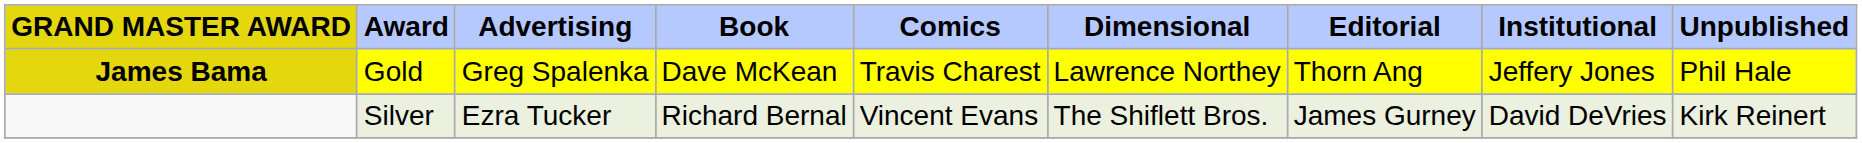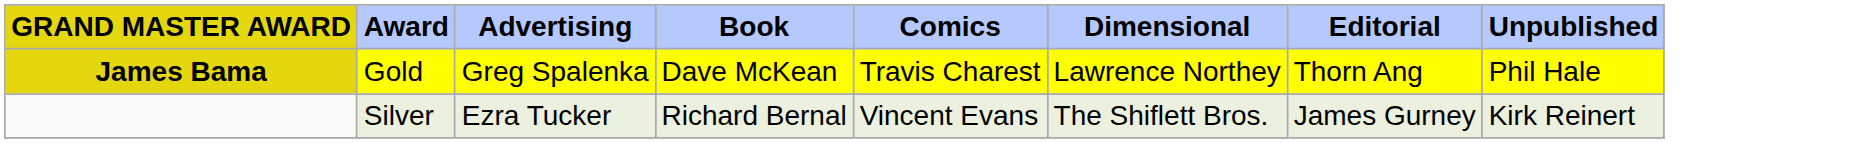- column: (1578, 26)
